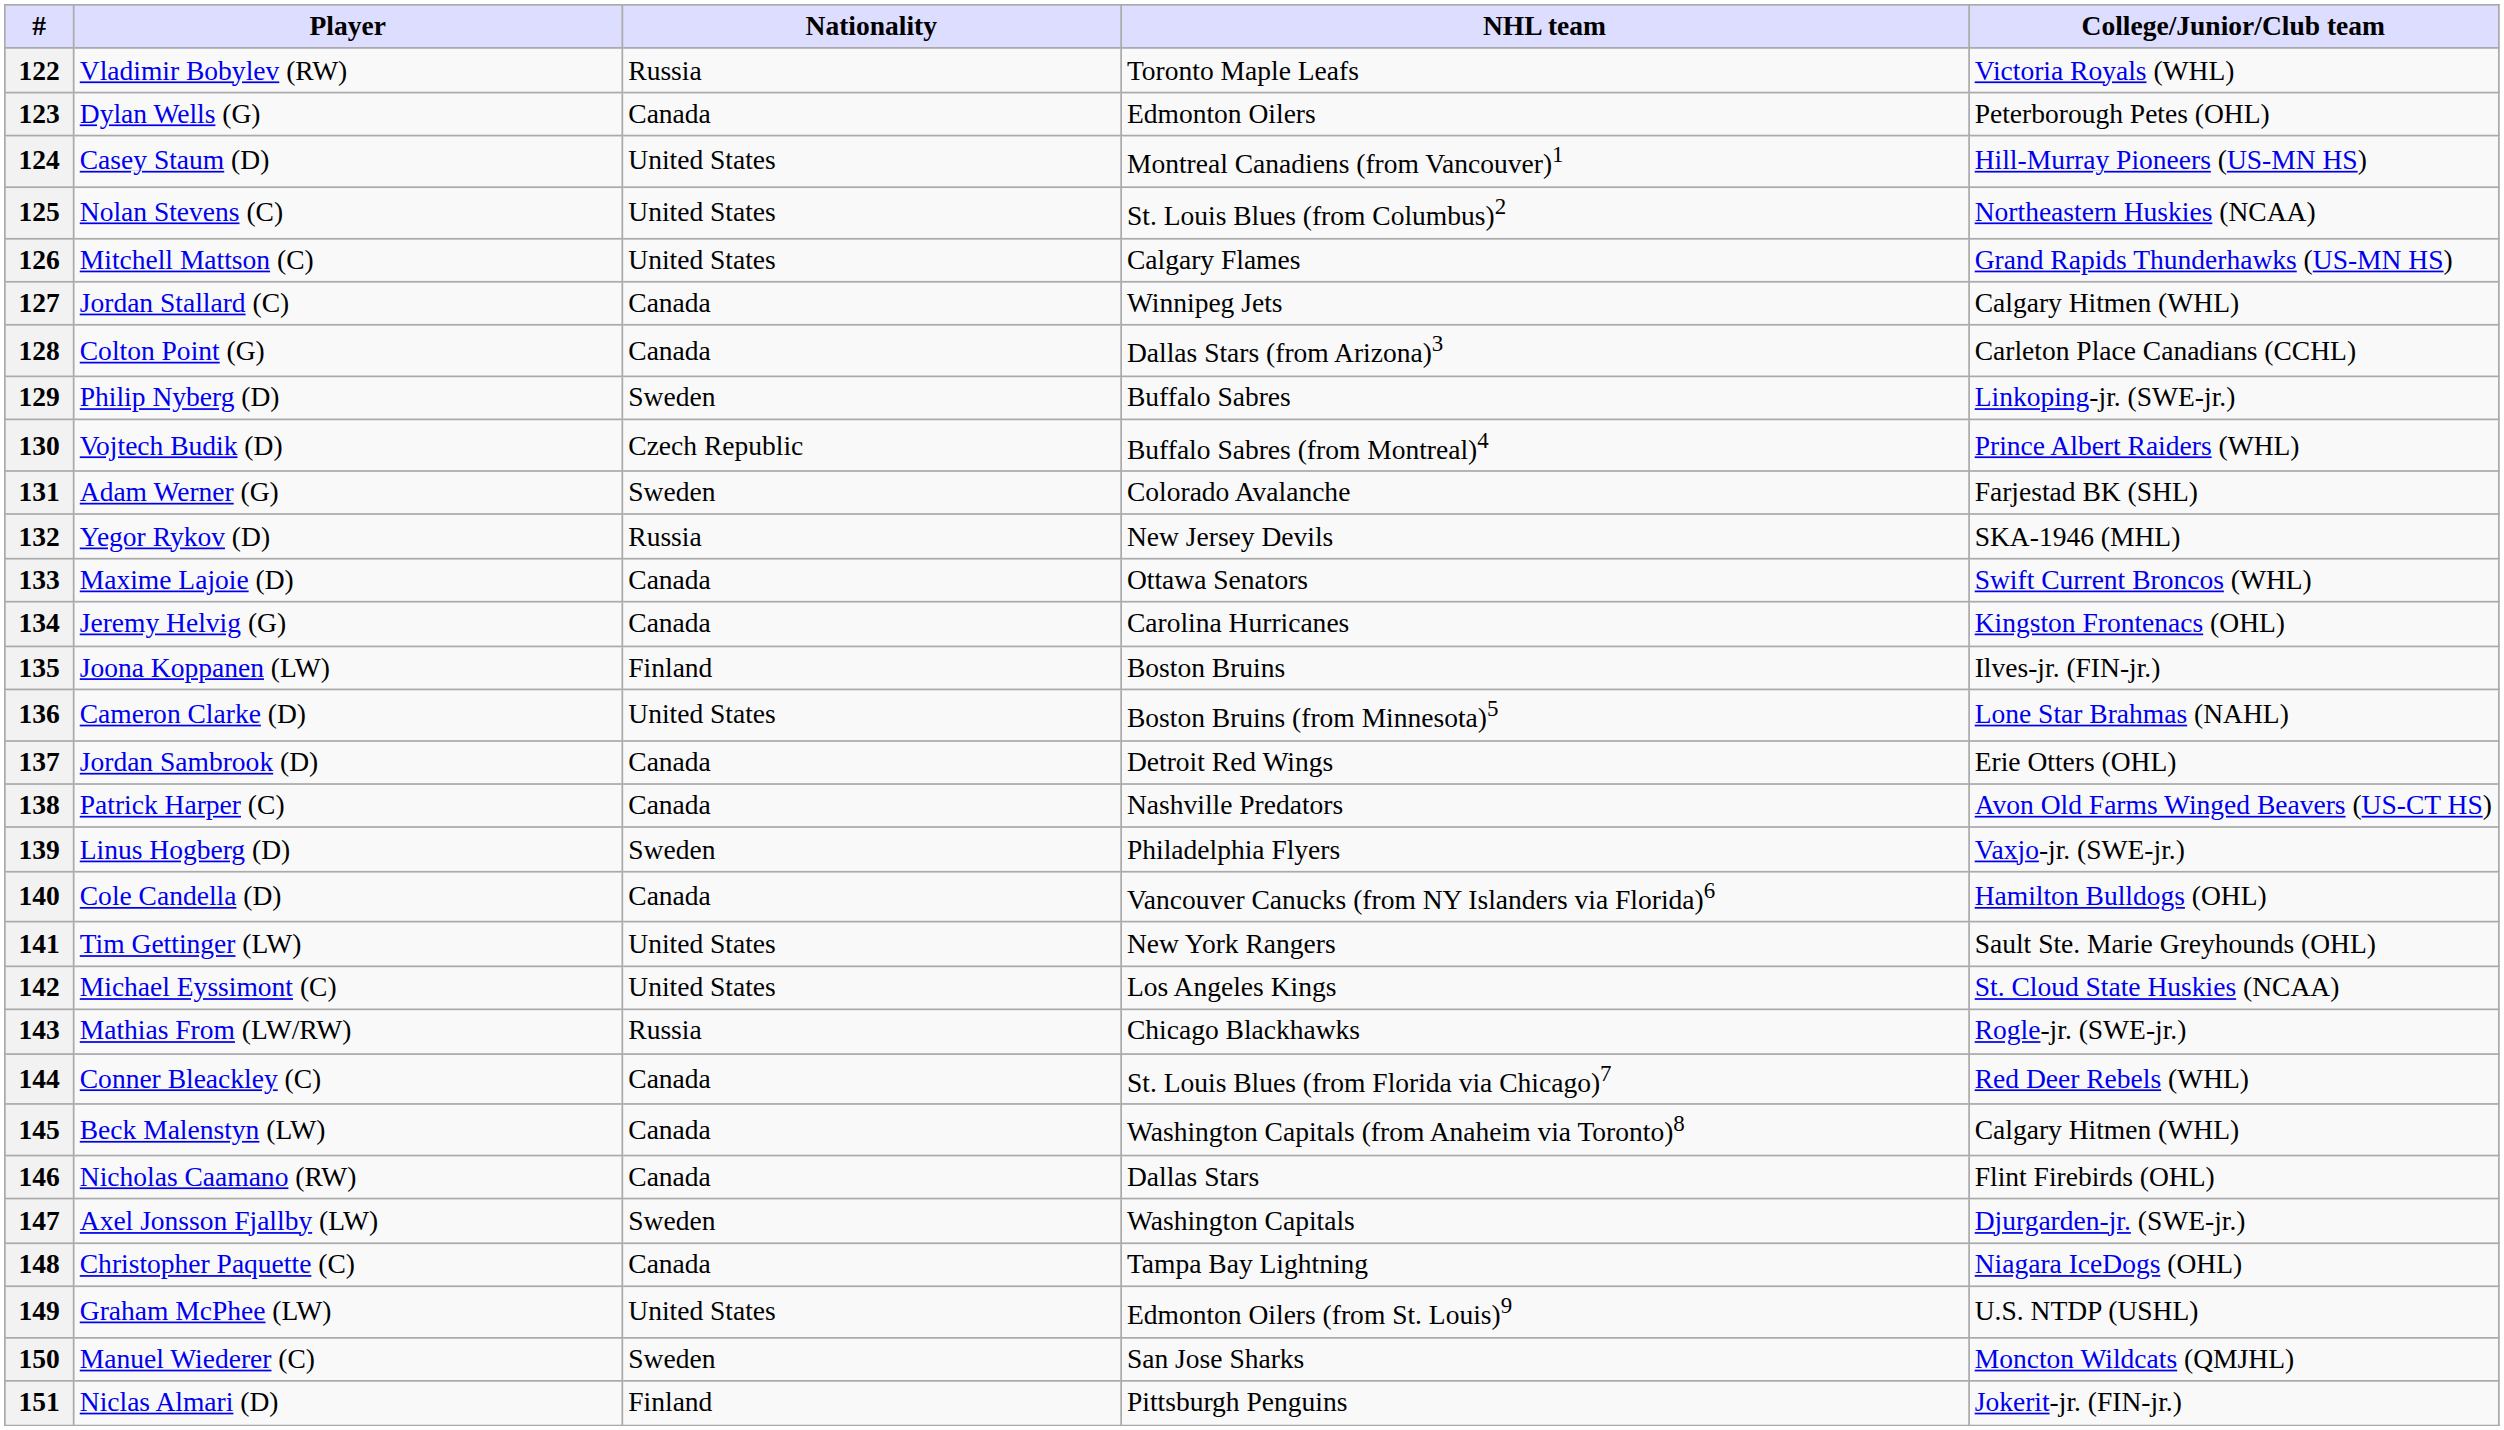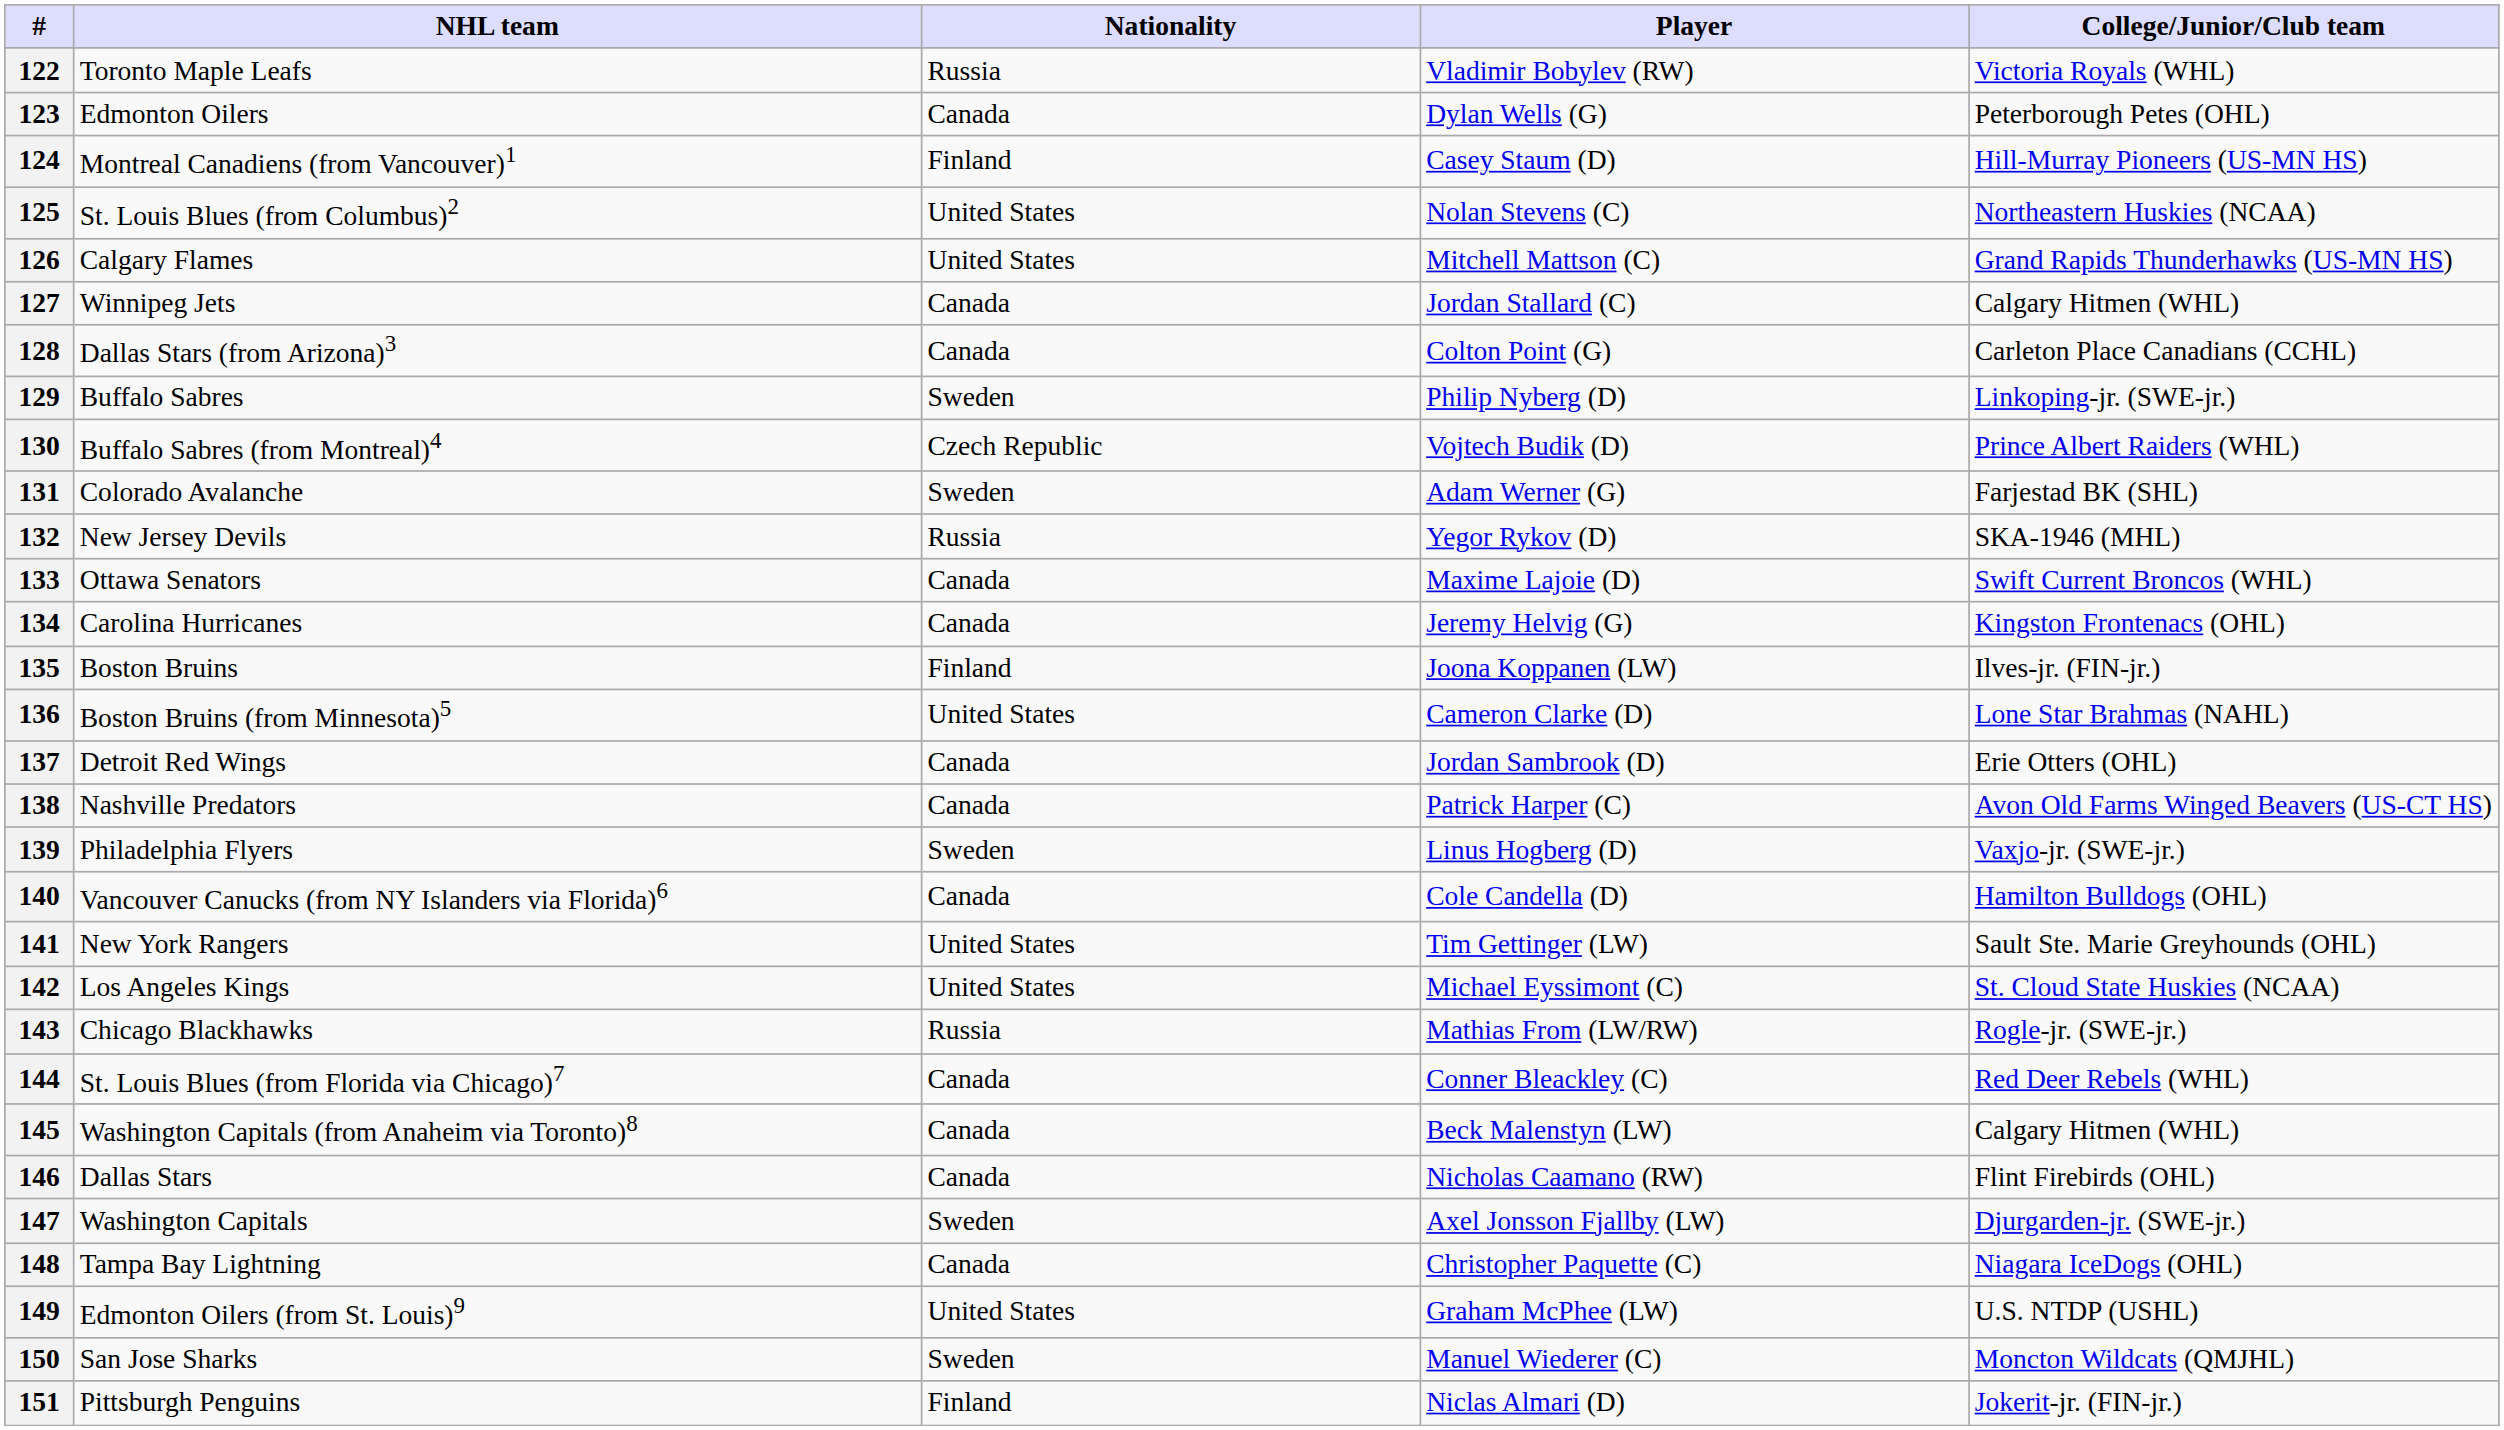columns swapped: (348, 26) <-> (1544, 26)
(702, 160) United States -> (970, 160) Finland
